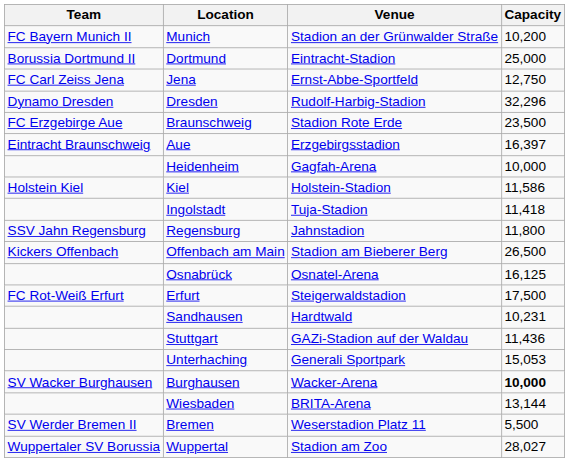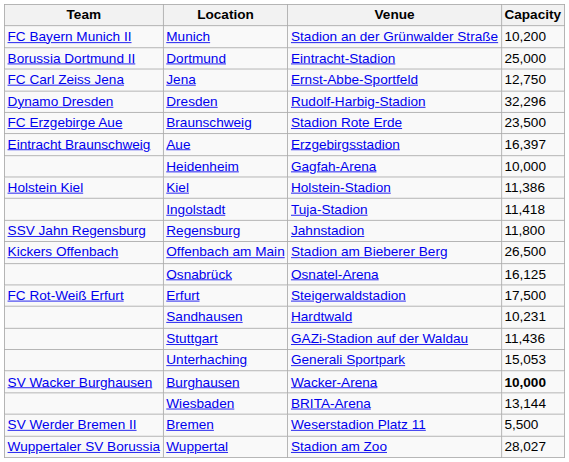(525, 187) 11,586 -> (525, 187) 11,386
